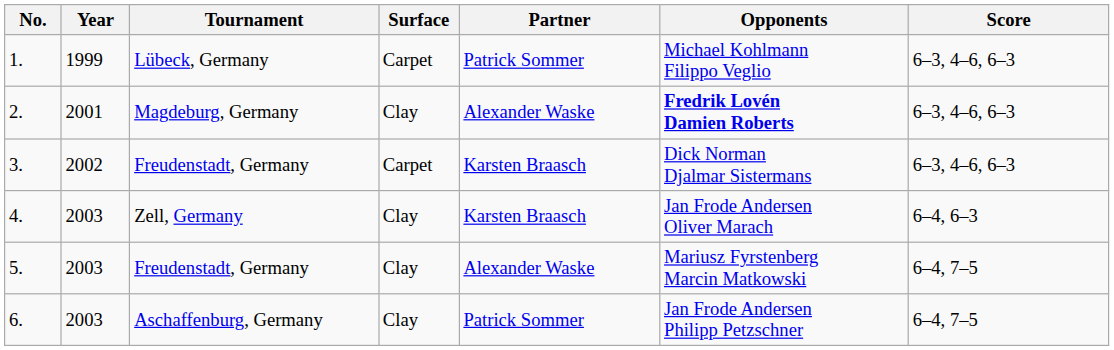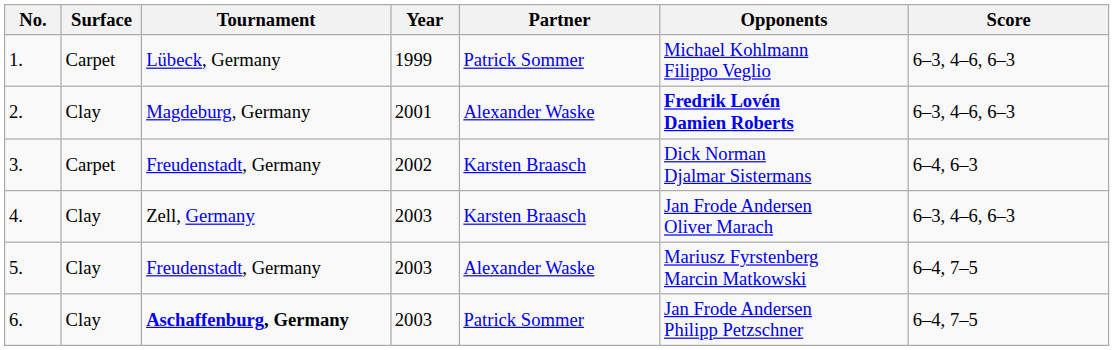columns swapped: (96, 19) <-> (419, 19)
(964, 163) 6–3, 4–6, 6–3 -> (945, 163) 6–4, 6–3
(945, 215) 6–4, 6–3 -> (964, 215) 6–3, 4–6, 6–3
(228, 319) normal -> (248, 319) bold
